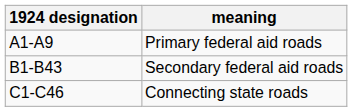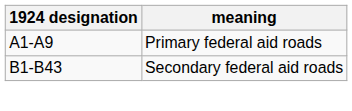- row: (37, 93)
